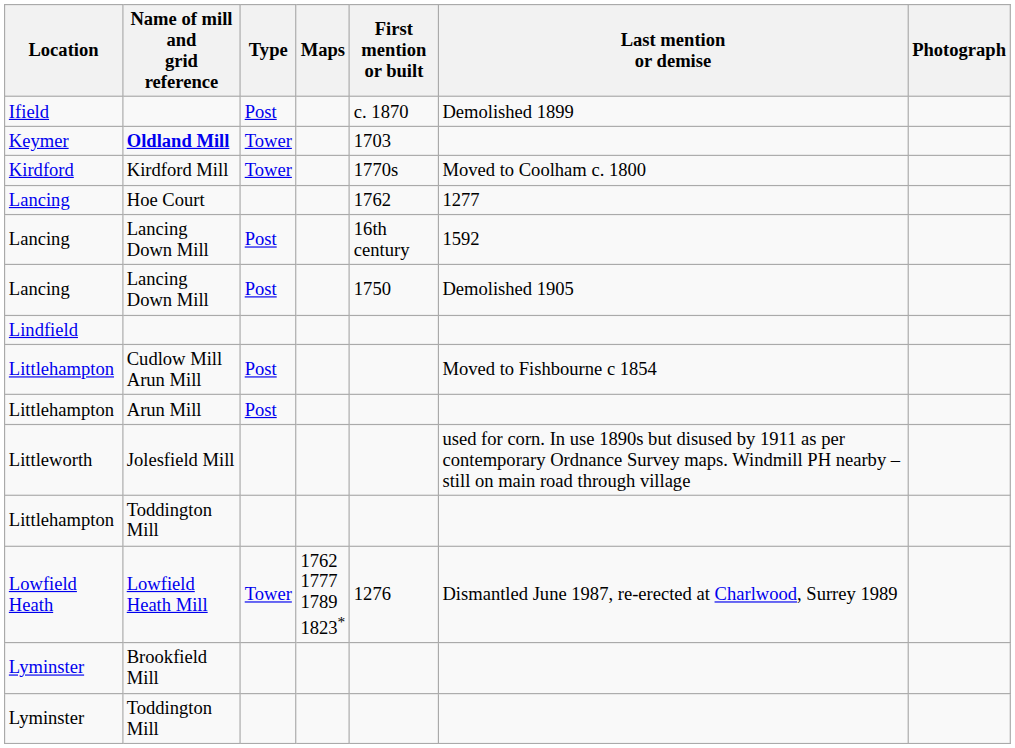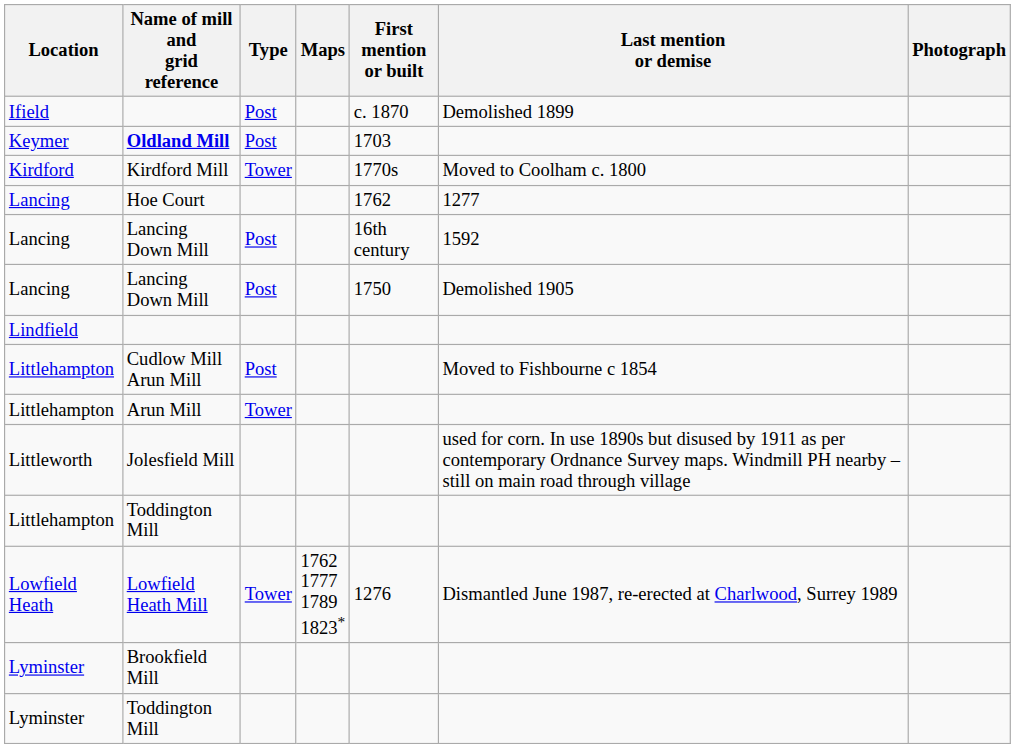(268, 140) Tower -> (261, 140) Post
(261, 409) Post -> (268, 409) Tower
